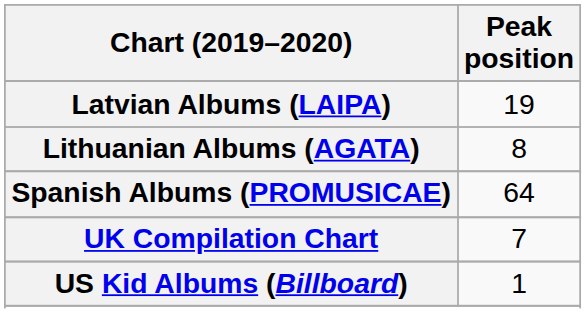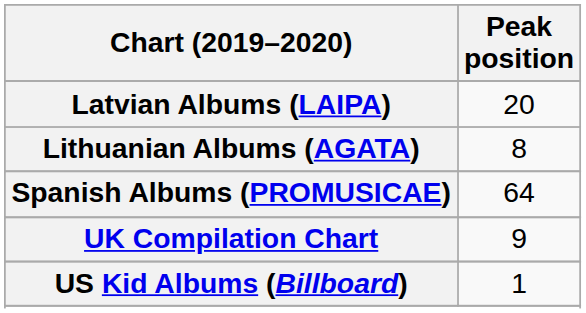(519, 103) 19 -> (519, 103) 20
(519, 238) 7 -> (519, 238) 9
